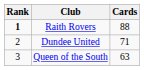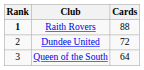(125, 42) 71 -> (125, 42) 72
(125, 57) 63 -> (125, 57) 64
